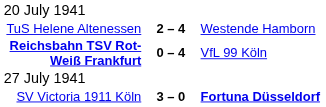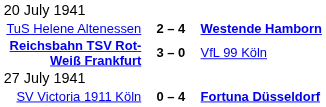(258, 29) normal -> (261, 29) bold
(171, 53) 0 – 4 -> (171, 53) 3 – 0
(171, 96) 3 – 0 -> (171, 96) 0 – 4
